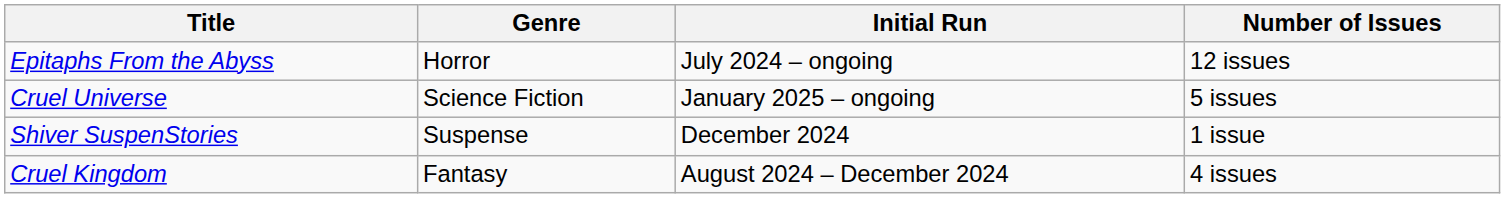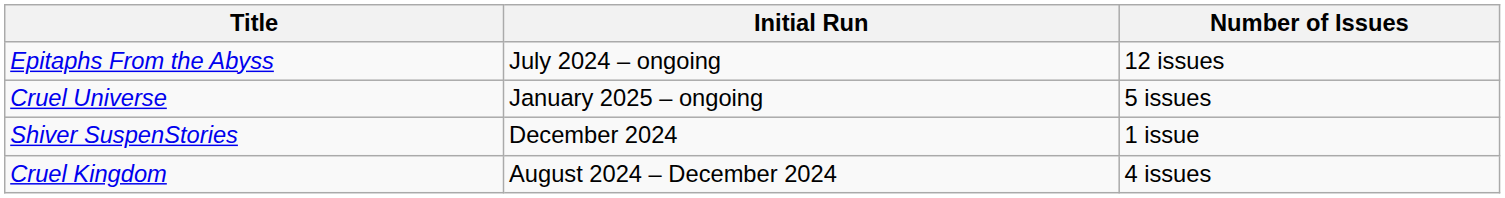- column: (546, 23)
